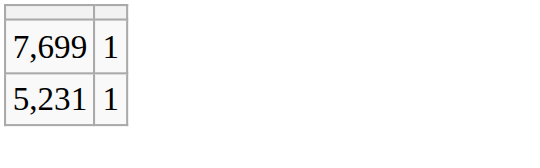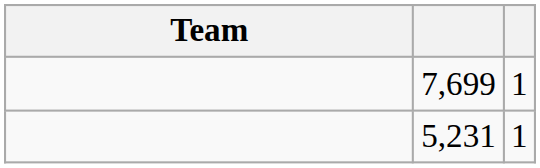+ column: (209, 30)
